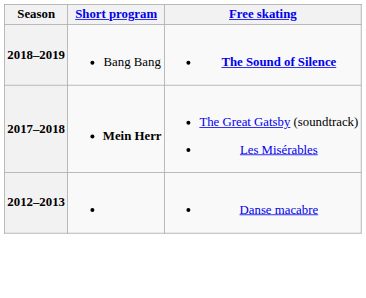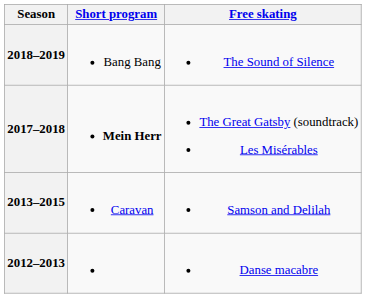(263, 62) bold -> (263, 62) normal
+ row: (36, 202)
